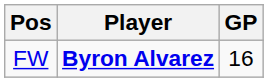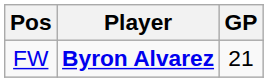(241, 58) 16 -> (241, 58) 21
